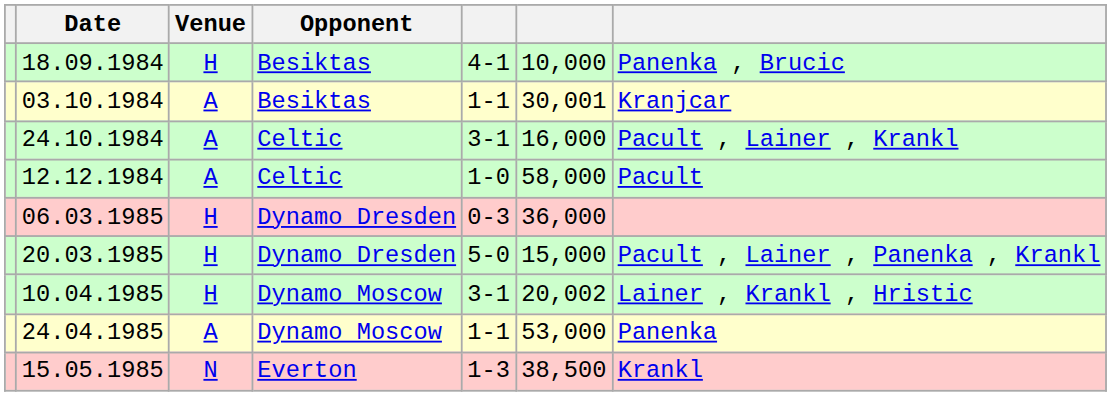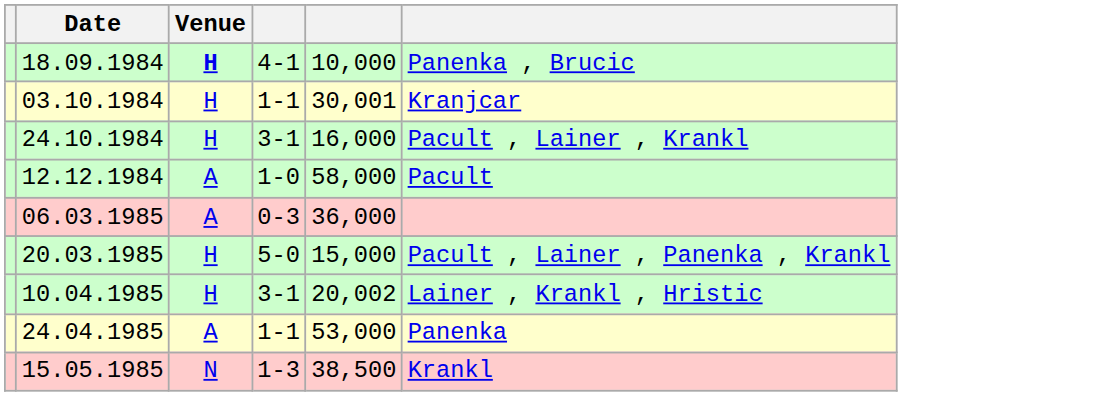- column: (357, 24)
(211, 63) normal -> (211, 63) bold
(211, 101) A -> (211, 101) H
(211, 140) A -> (211, 140) H
(211, 217) H -> (211, 217) A
